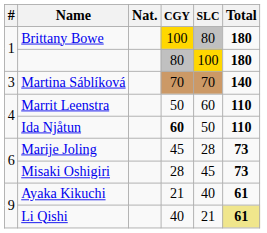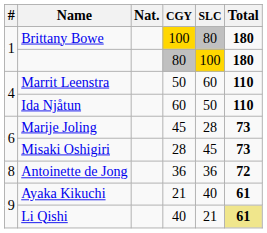- row: (73, 82)
(177, 127) bold -> (179, 104) normal
+ row: (74, 171)
